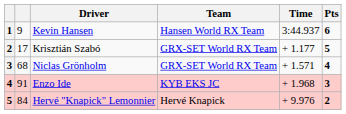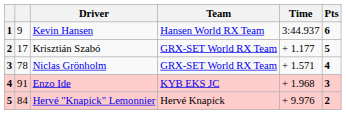(22, 66) 68 -> (22, 66) 78
